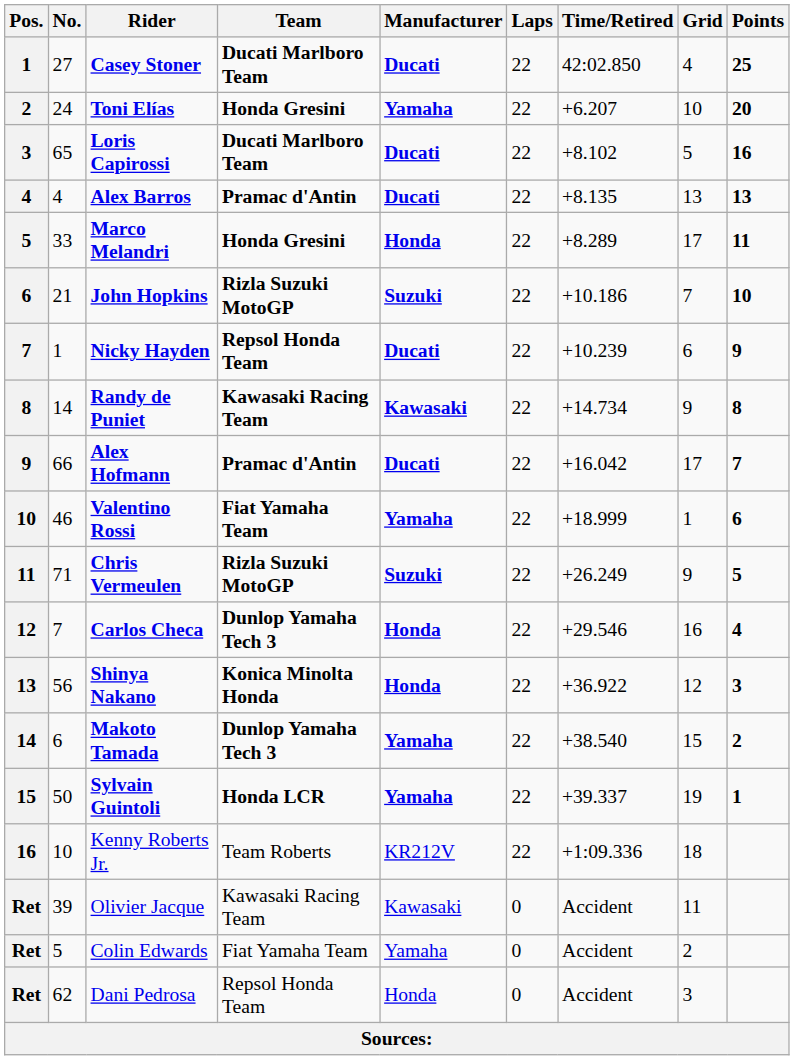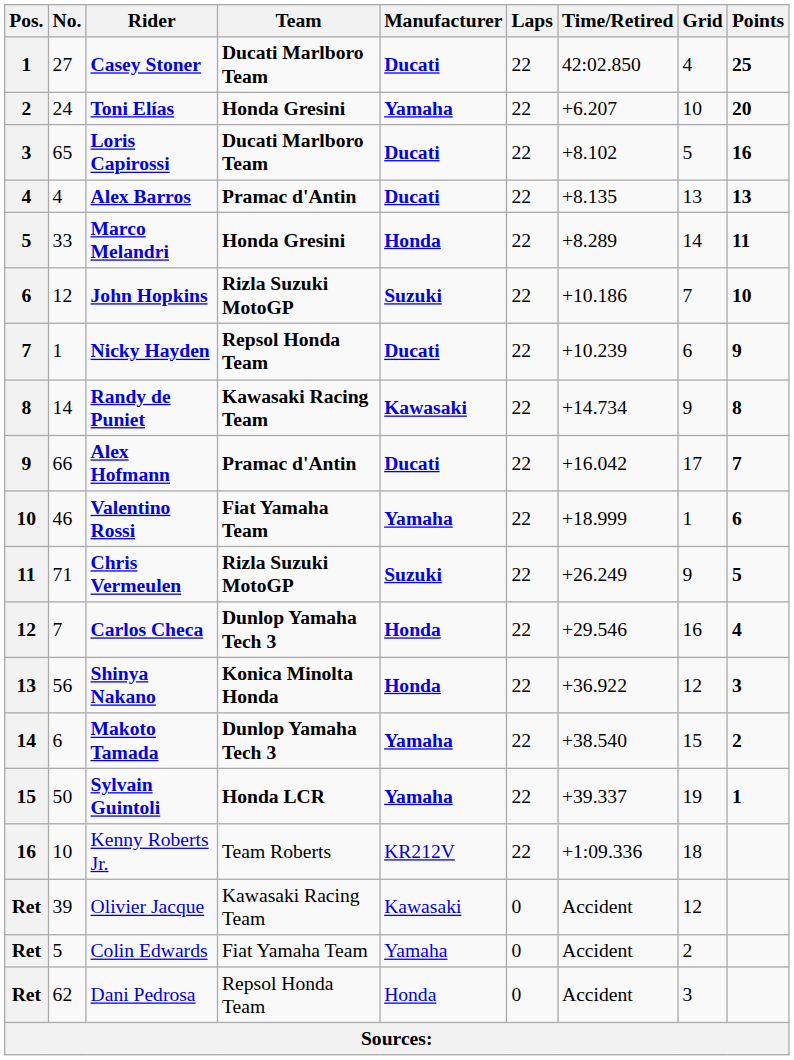(692, 240) 17 -> (692, 240) 14
(62, 296) 21 -> (62, 296) 12
(692, 907) 11 -> (692, 907) 12
